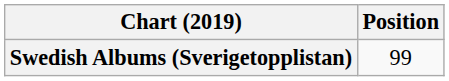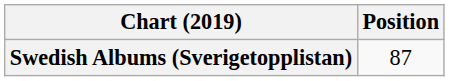(401, 57) 99 -> (401, 57) 87
